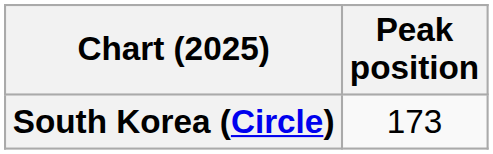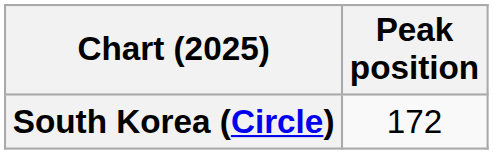(414, 121) 173 -> (414, 121) 172
